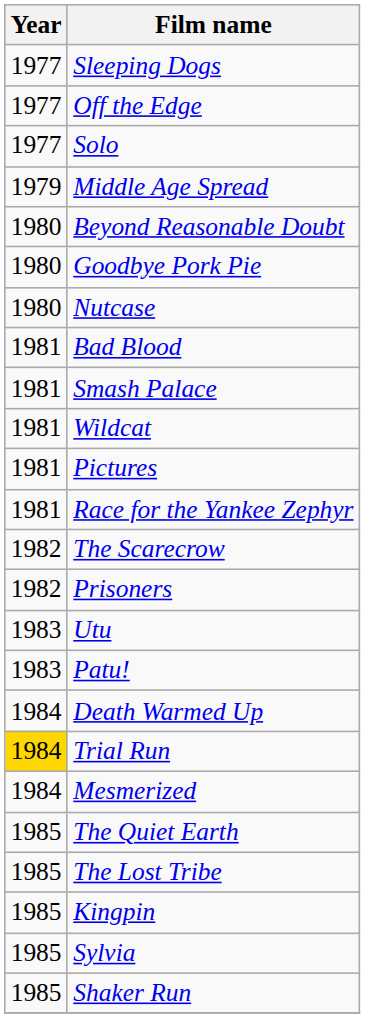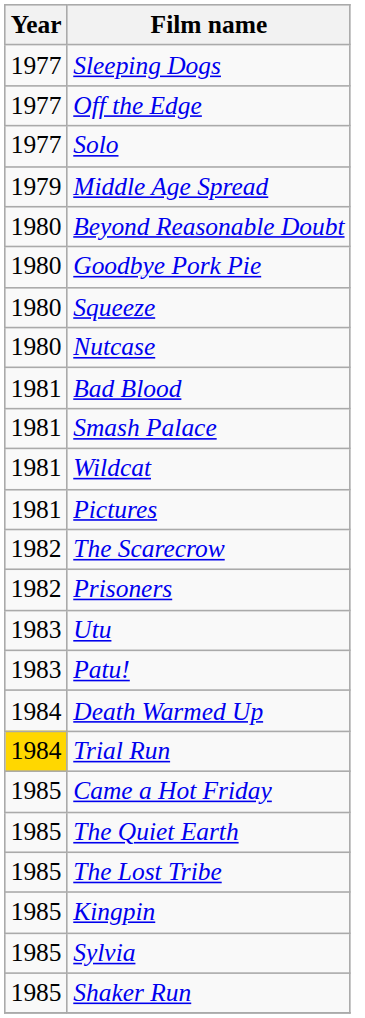+ row: (114, 307)
- row: (213, 508)
- row: (135, 791)
+ row: (173, 791)
